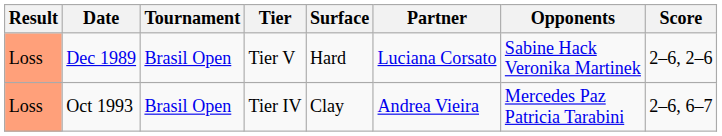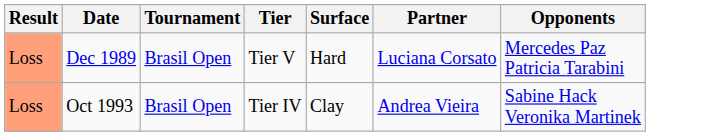- column: (681, 18)
(573, 57) Sabine Hack Veronika Martinek -> (565, 57) Mercedes Paz Patricia Tarabini
(565, 106) Mercedes Paz Patricia Tarabini -> (573, 106) Sabine Hack Veronika Martinek
